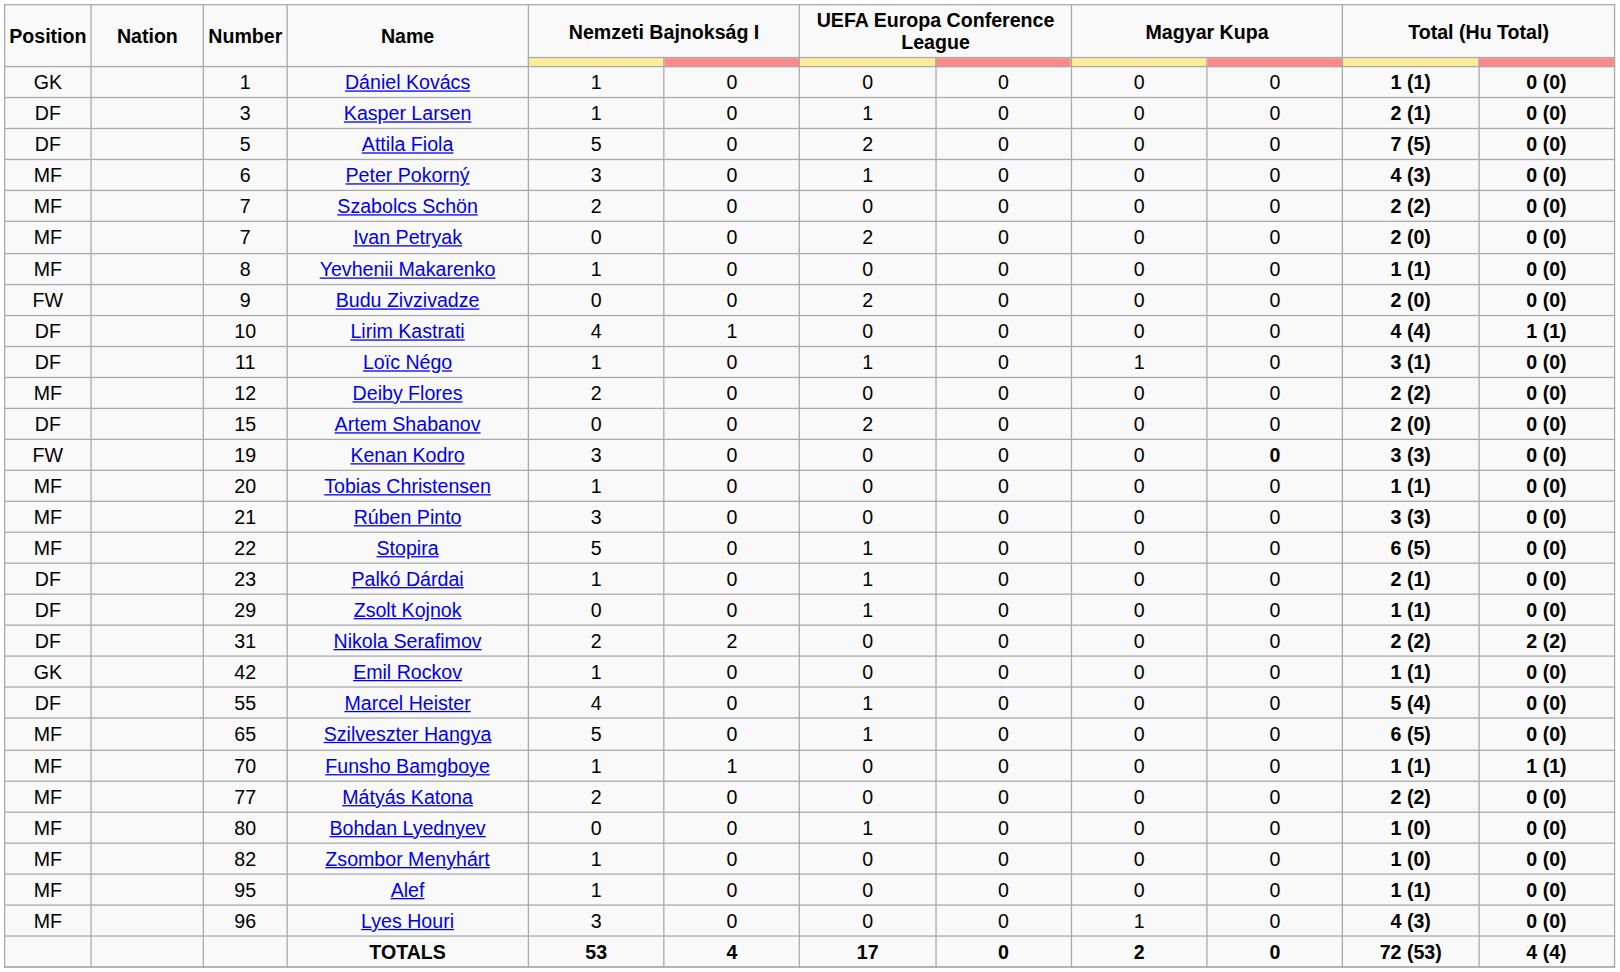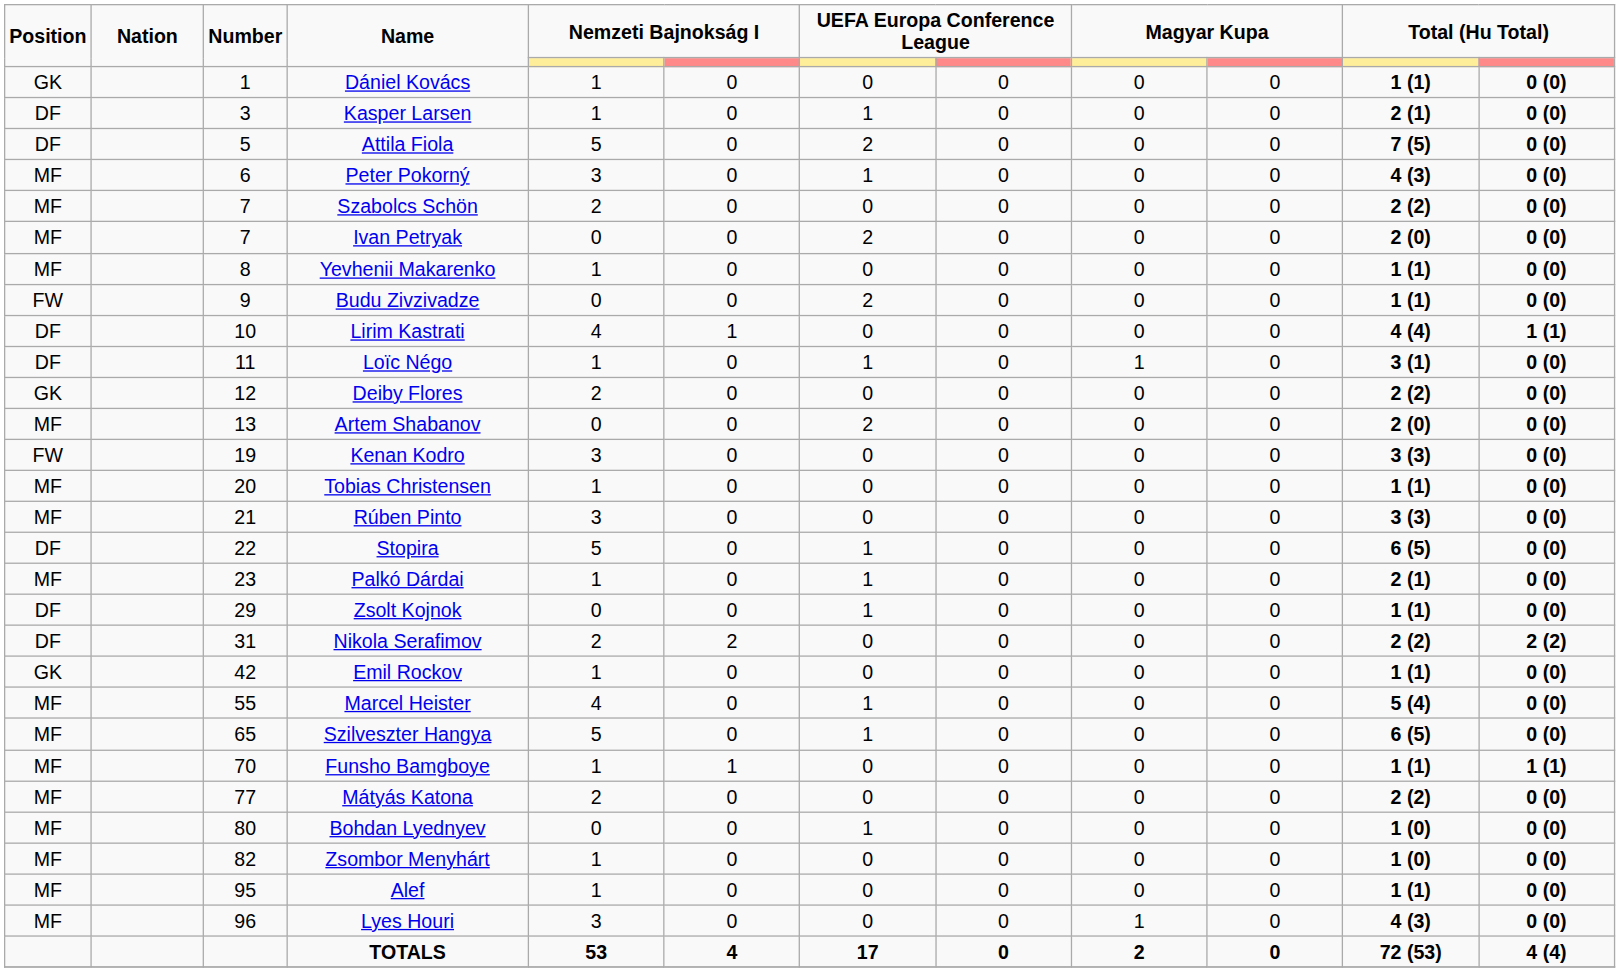(1411, 300) 2 (0) -> (1411, 300) 1 (1)
(48, 393) MF -> (48, 393) GK
(48, 424) DF -> (48, 424) MF
(245, 424) 15 -> (245, 424) 13
(1275, 455) bold -> (1275, 455) normal
(48, 548) MF -> (48, 548) DF
(48, 579) DF -> (48, 579) MF
(48, 703) DF -> (48, 703) MF
